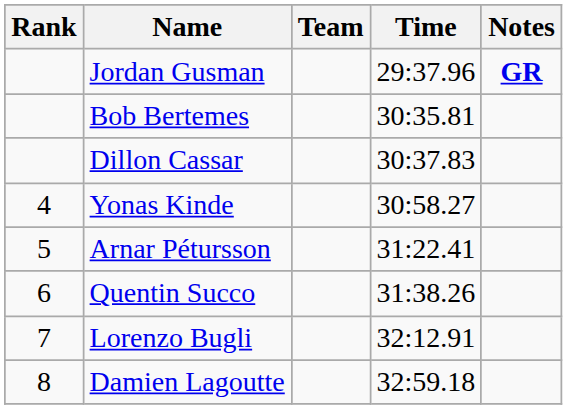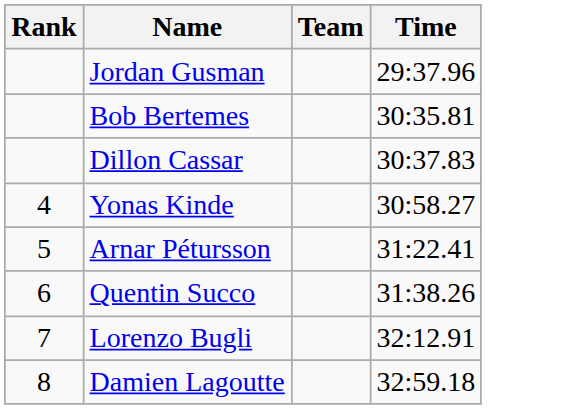- column: (522, 26)
